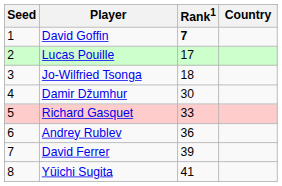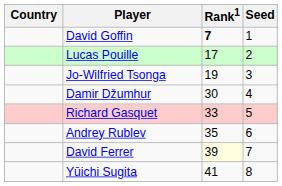columns swapped: (248, 15) <-> (22, 15)
(187, 75) 18 -> (211, 75) 19
(187, 133) 36 -> (211, 133) 35
(187, 152) no background -> (211, 152) lightyellow background
